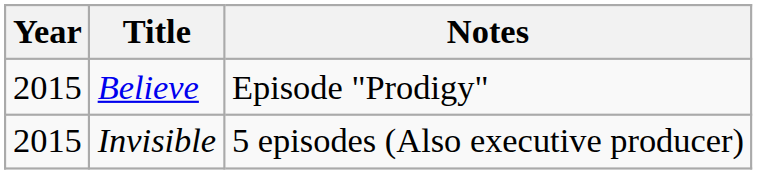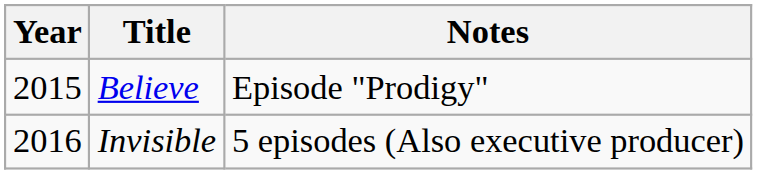(47, 140) 2015 -> (47, 140) 2016
